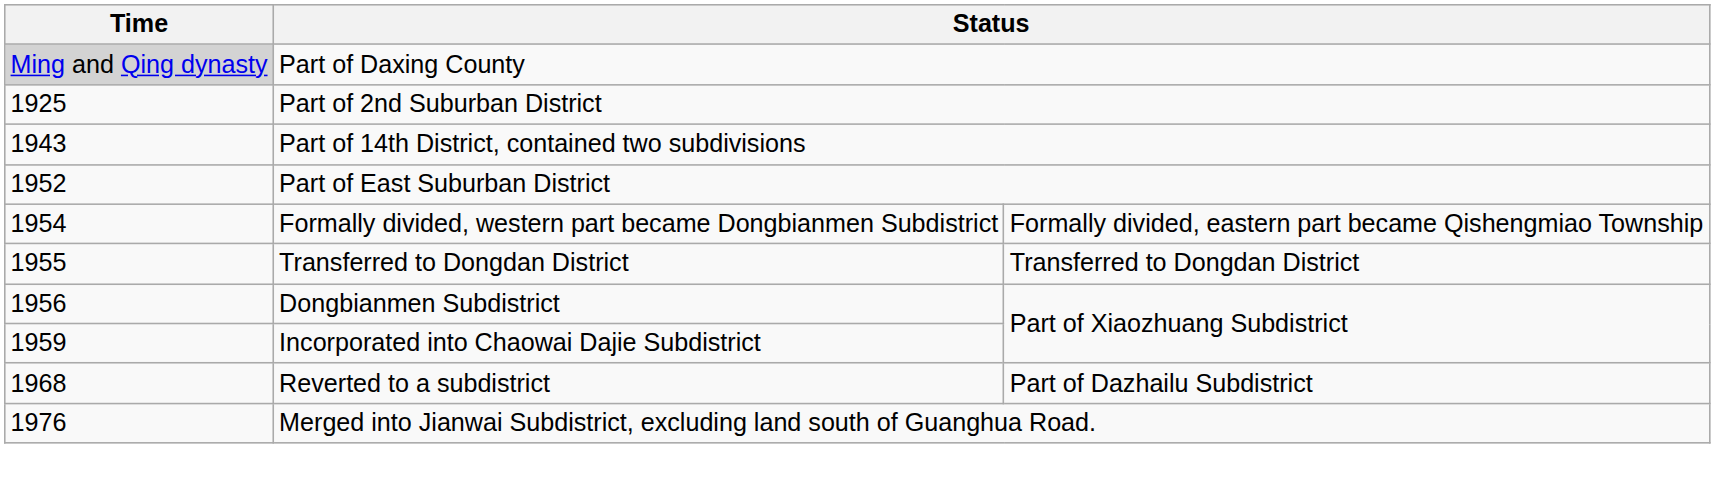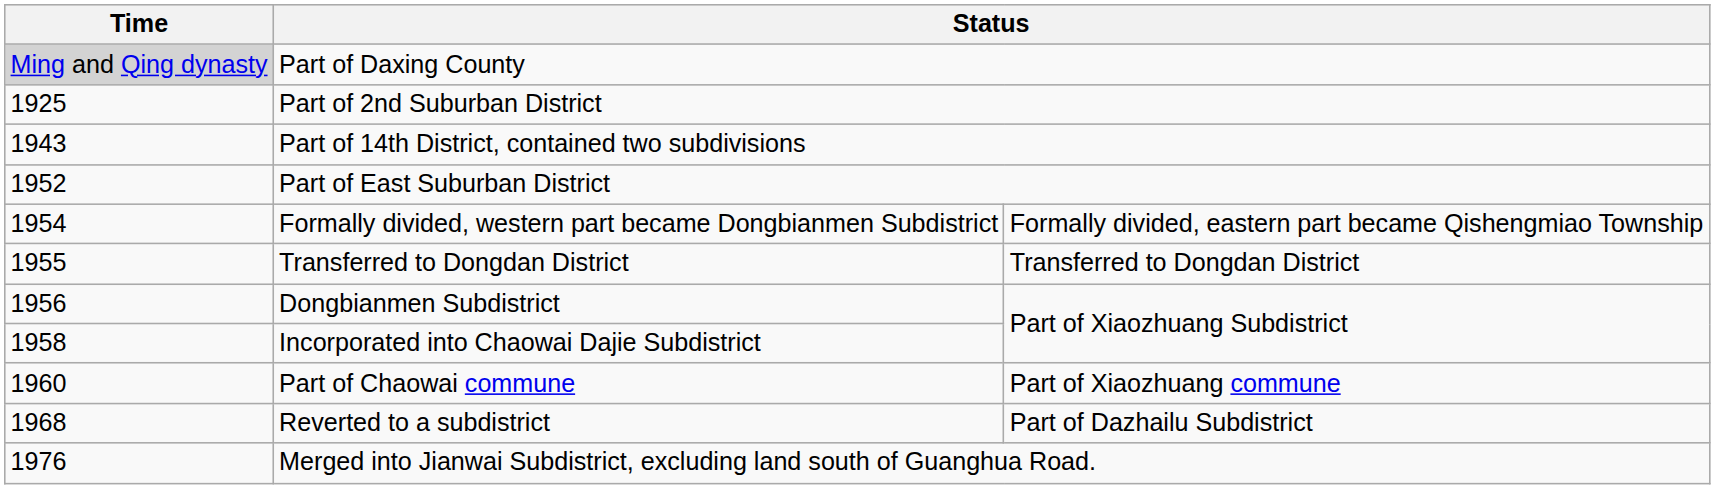(39, 343) 1959 -> (39, 343) 1958
+ row: (427, 382)
